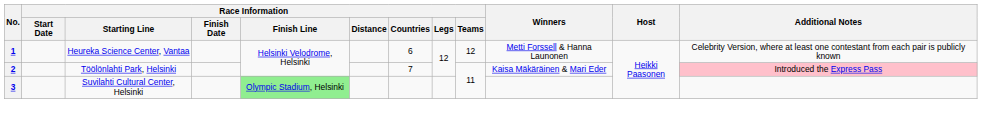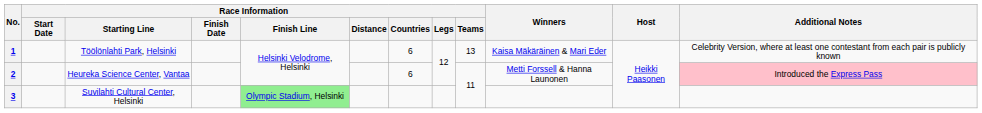(128, 51) Heureka Science Center, Vantaa -> (128, 51) Töölönlahti Park, Helsinki
(471, 51) 12 -> (471, 51) 13
(549, 51) Metti Forssell & Hanna Launonen -> (549, 51) Kaisa Mäkäräinen & Mari Eder
(128, 69) Töölönlahti Park, Helsinki -> (128, 74) Heureka Science Center, Vantaa
(410, 69) 7 -> (410, 74) 6
(549, 69) Kaisa Mäkäräinen & Mari Eder -> (549, 74) Metti Forssell & Hanna Launonen
